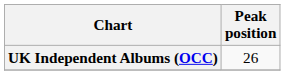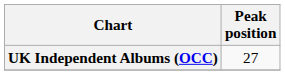(251, 57) 26 -> (251, 57) 27
